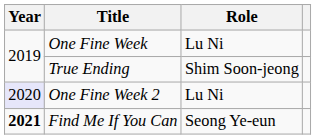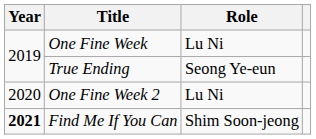(242, 69) Shim Soon-jeong -> (230, 69) Seong Ye-eun
(25, 95) lavender background -> (25, 95) no background
(230, 120) Seong Ye-eun -> (242, 120) Shim Soon-jeong
